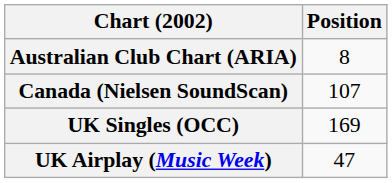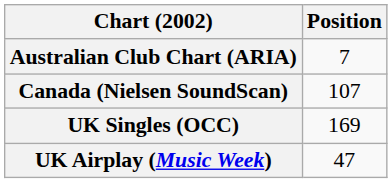(344, 56) 8 -> (344, 56) 7
